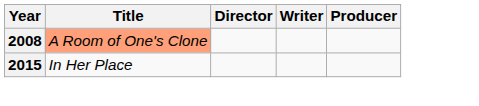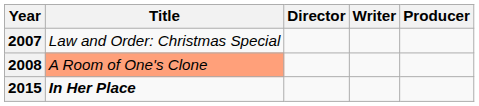+ row: (25, 40)
(91, 64) normal -> (92, 88) bold
